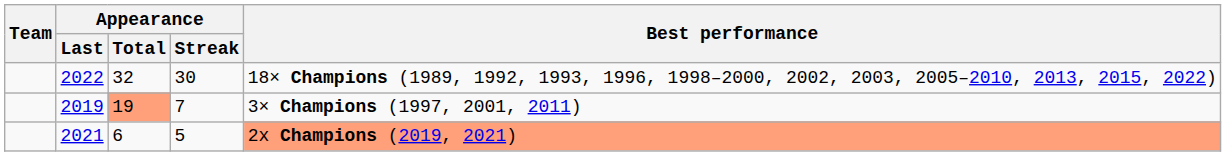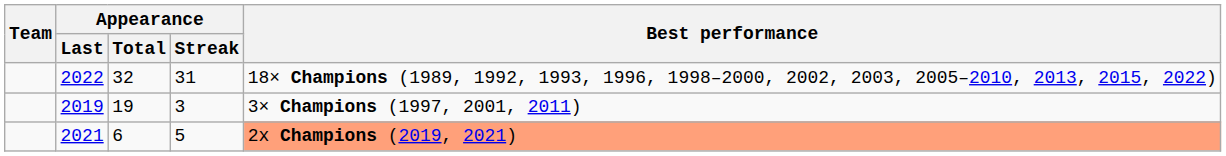(185, 78) 30 -> (185, 78) 31
(123, 107) lightsalmon background -> (123, 107) no background
(180, 107) 7 -> (180, 107) 3
